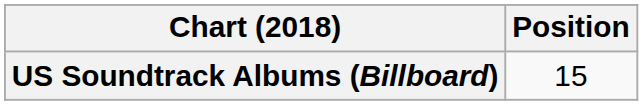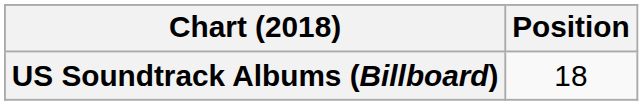(571, 75) 15 -> (571, 75) 18
